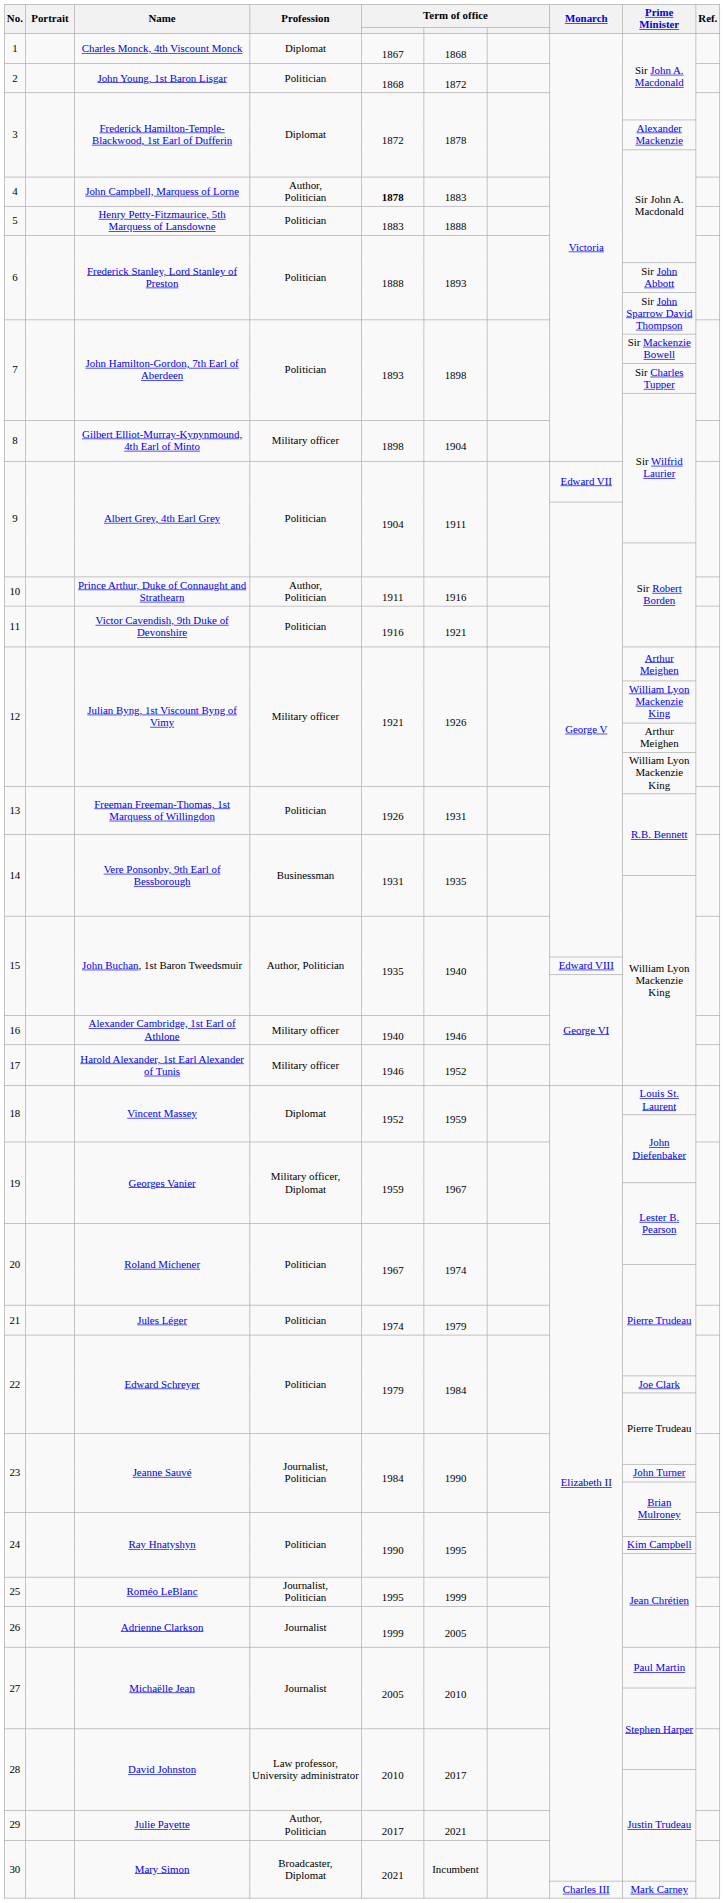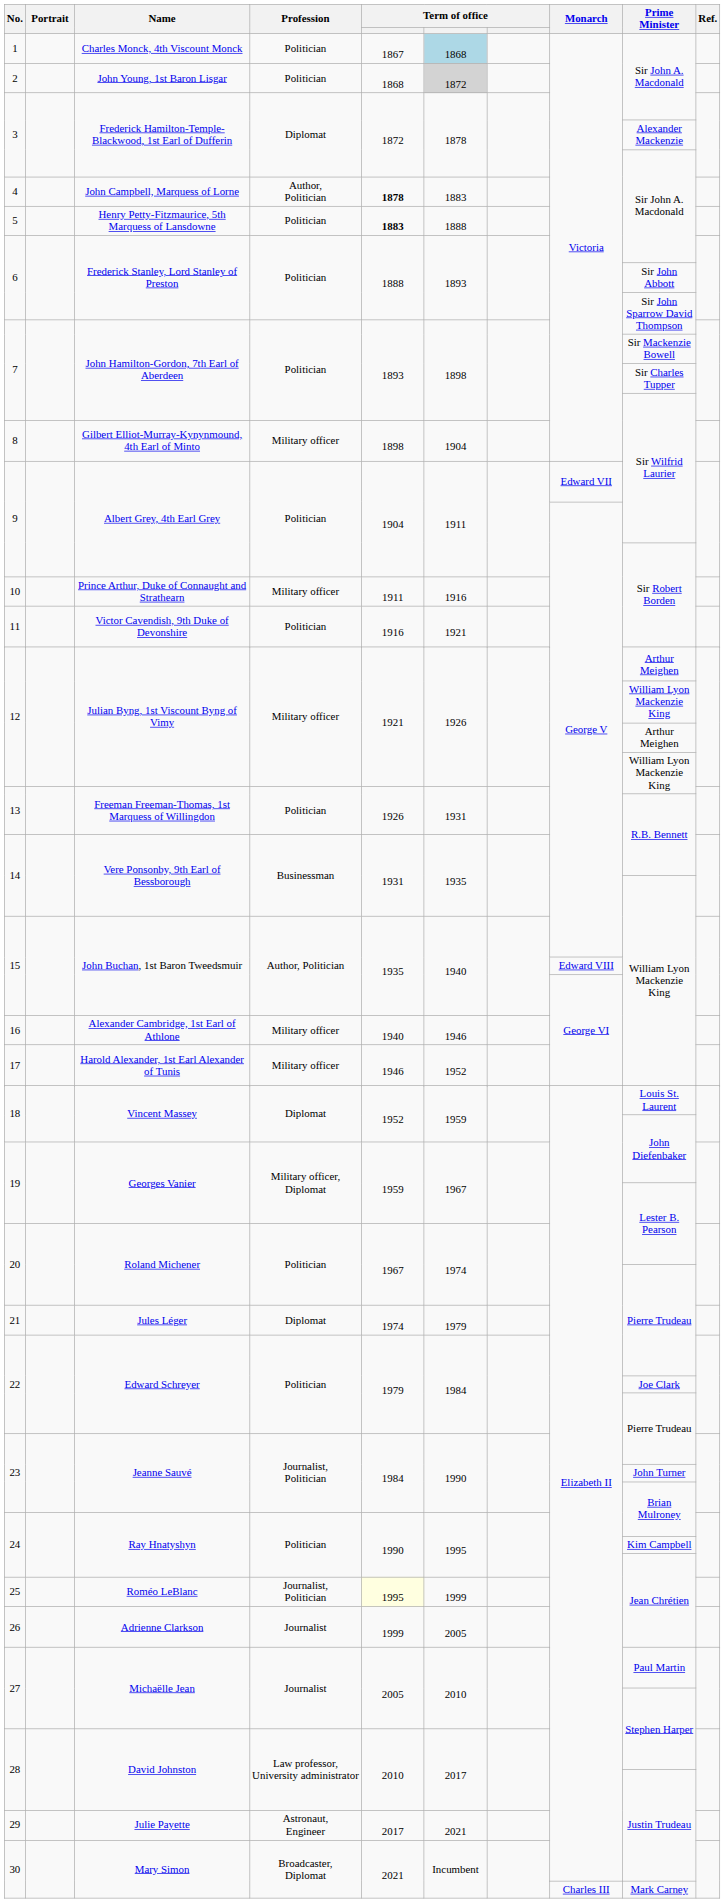(305, 48) Diplomat -> (305, 48) Politician
(456, 54) no background -> (456, 54) lightblue background
(456, 84) no background -> (456, 84) lightgrey background
(393, 227) normal -> (393, 227) bold
(305, 591) Author, Politician -> (305, 591) Military officer
(305, 1320) Politician -> (305, 1320) Diplomat
(393, 1598) no background -> (393, 1598) lightyellow background
(305, 1825) Author, Politician -> (305, 1825) Astronaut, Engineer
